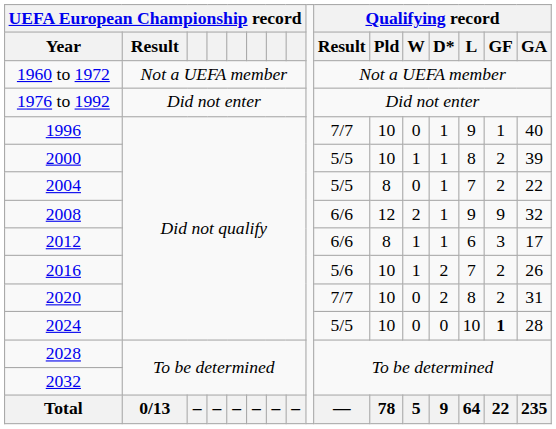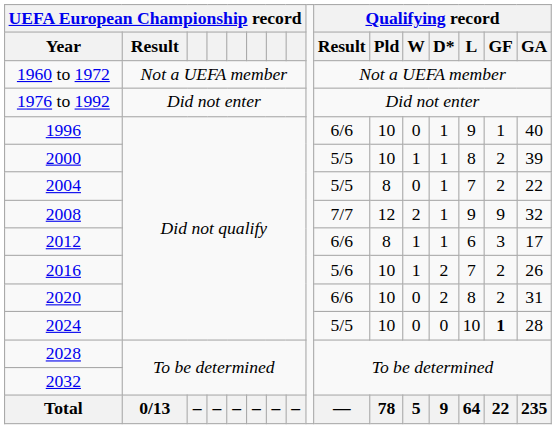(342, 130) 7/7 -> (342, 130) 6/6
(342, 213) 6/6 -> (342, 213) 7/7
(342, 297) 7/7 -> (342, 297) 6/6
